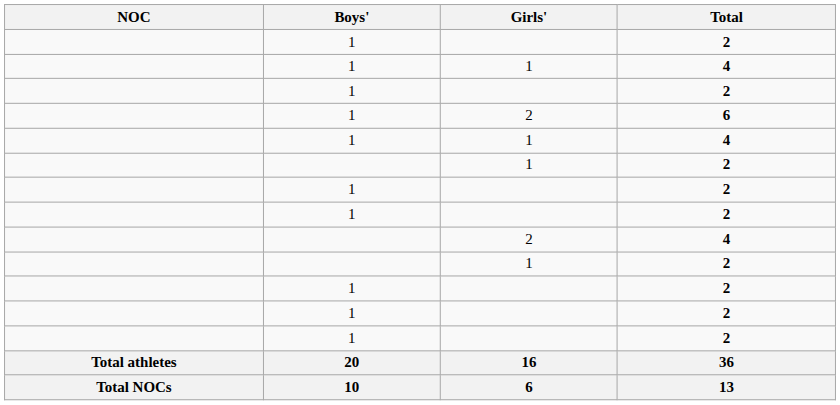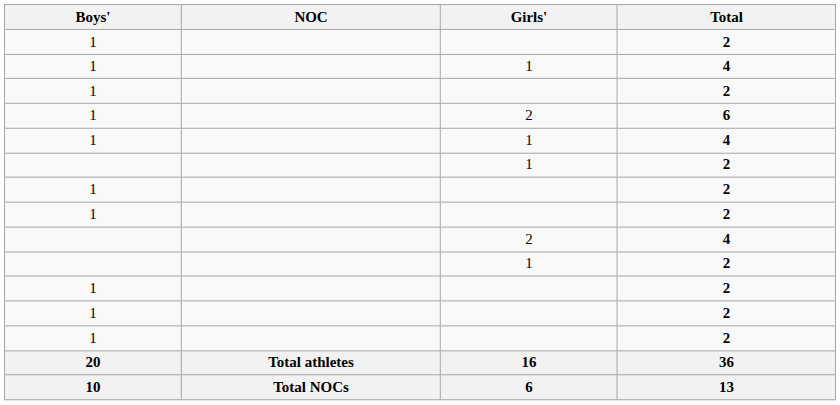columns swapped: (134, 17) <-> (352, 17)
